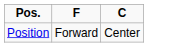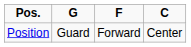+ column: (73, 13)
